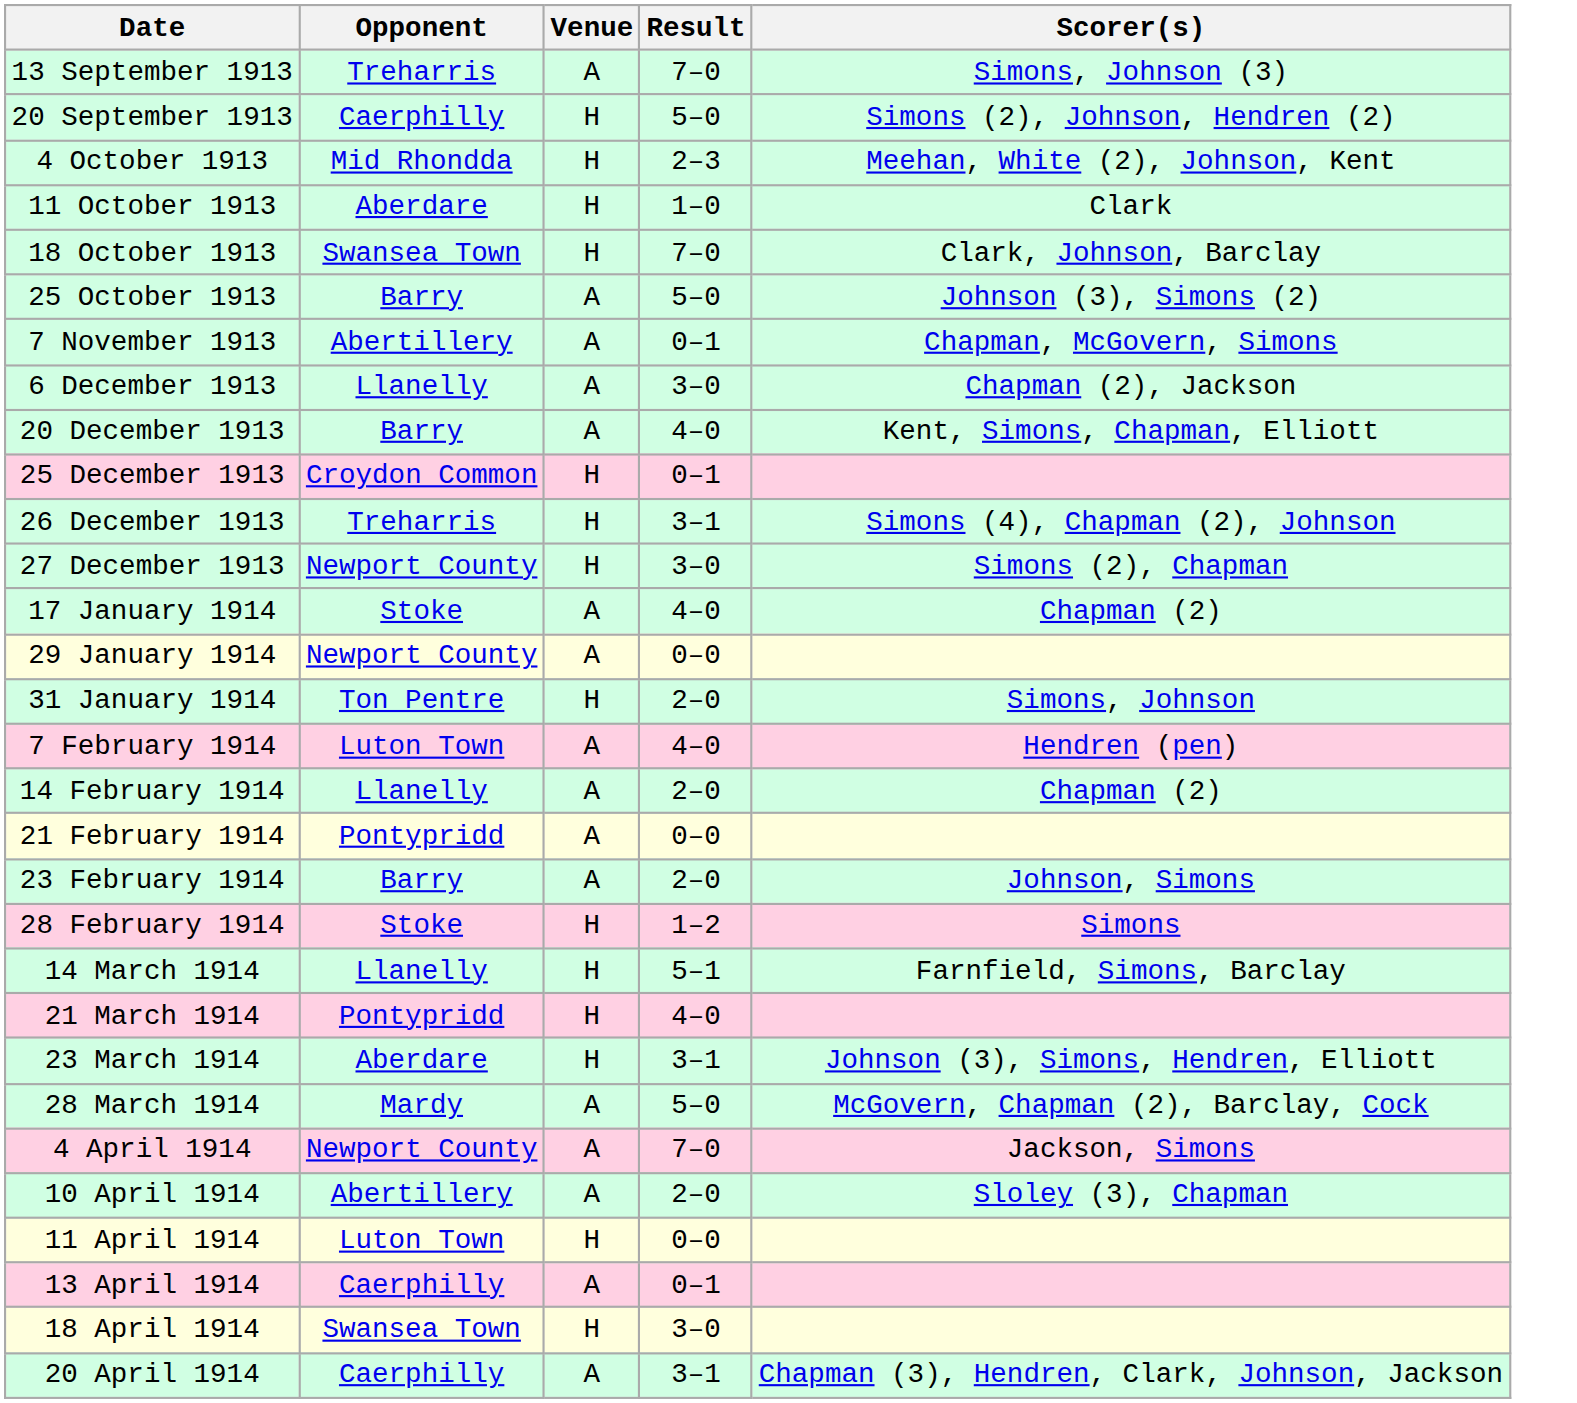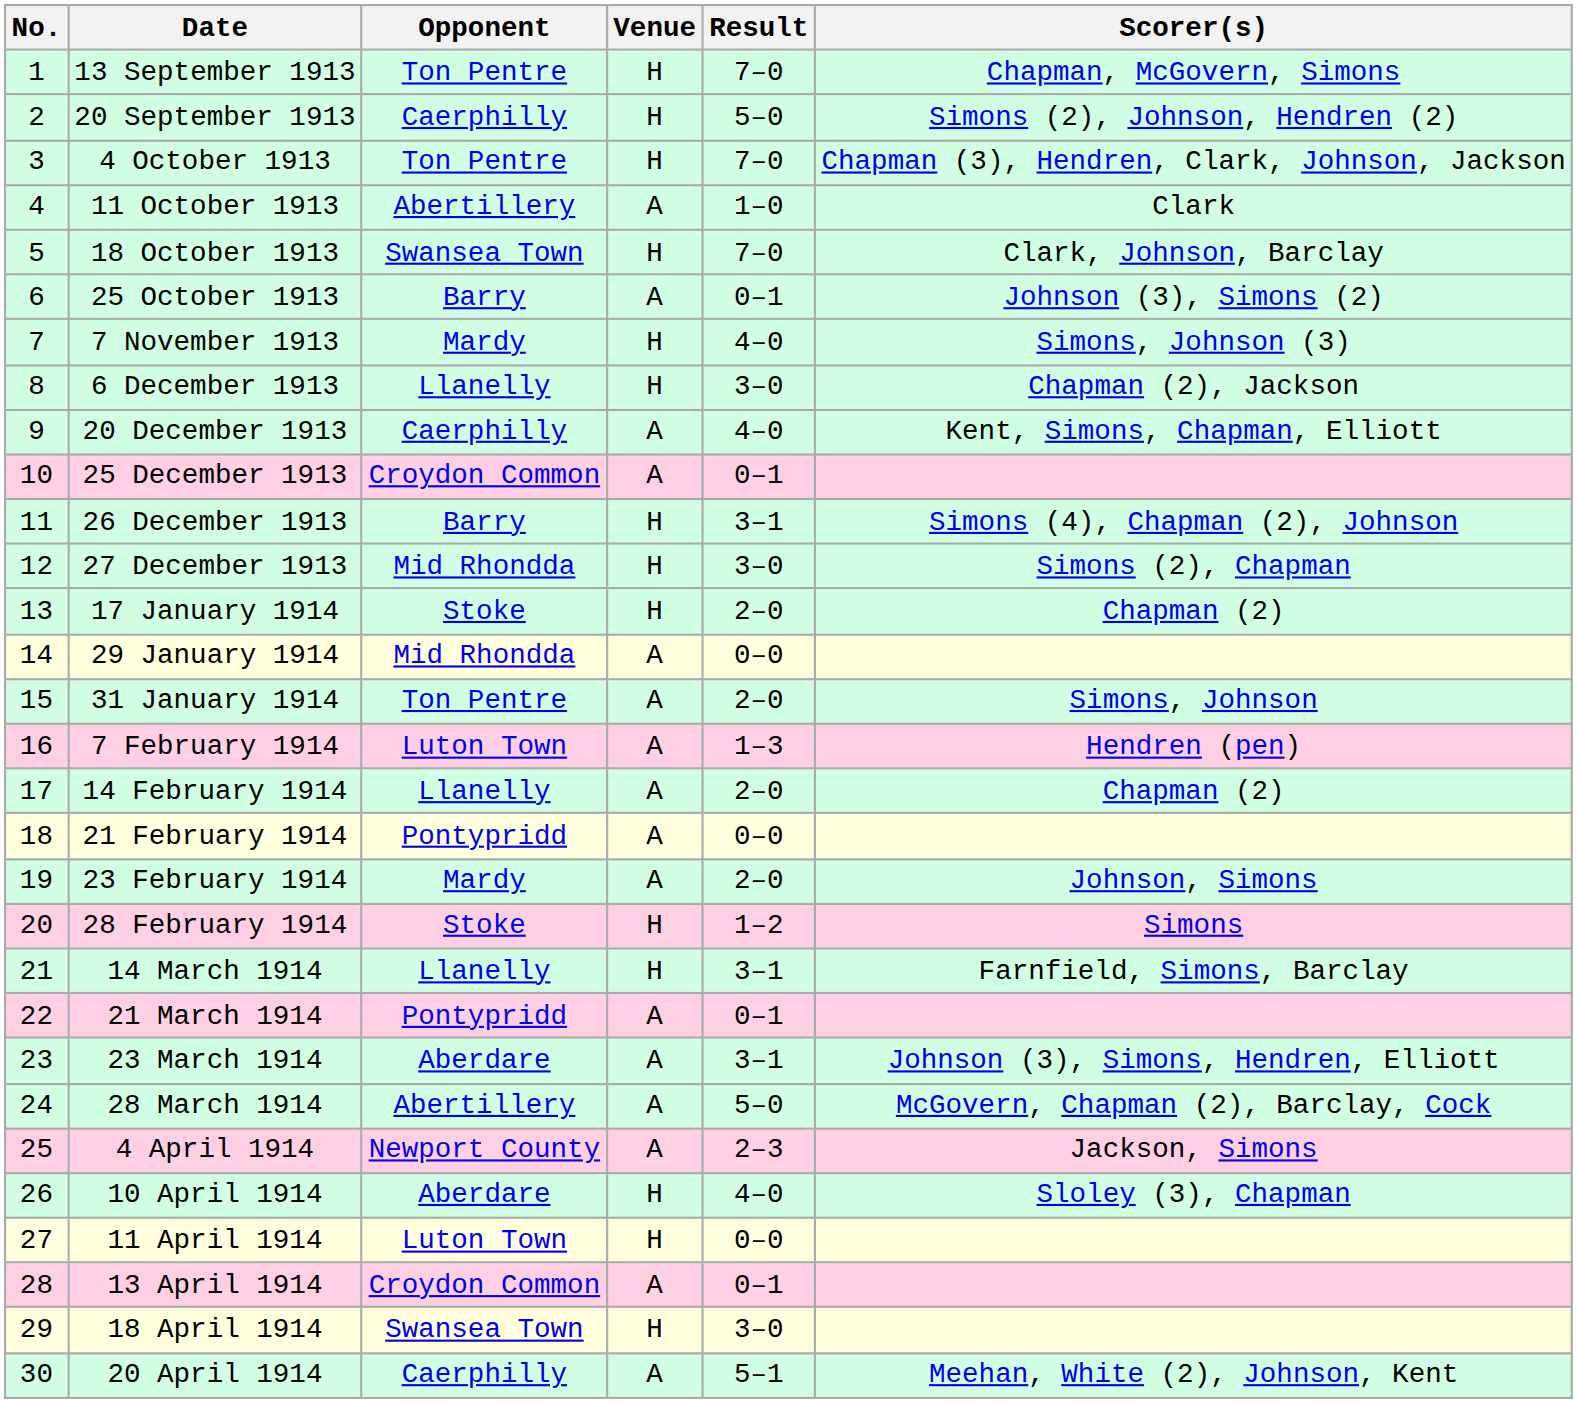+ column: (36, 28)
(422, 72) Treharris -> (484, 72) Ton Pentre
(592, 72) A -> (655, 72) H
(1131, 72) Simons, Johnson (3) -> (1194, 72) Chapman, McGovern, Simons
(422, 162) Mid Rhondda -> (484, 162) Ton Pentre
(696, 162) 2–3 -> (759, 162) 7–0
(1131, 162) Meehan, White (2), Johnson, Kent -> (1194, 162) Chapman (3), Hendren, Clark, Johnson, Jackson
(422, 207) Aberdare -> (484, 207) Abertillery
(592, 207) H -> (655, 207) A
(696, 297) 5–0 -> (759, 297) 0–1
(422, 342) Abertillery -> (484, 342) Mardy
(592, 342) A -> (655, 342) H
(696, 342) 0–1 -> (759, 342) 4–0
(1131, 342) Chapman, McGovern, Simons -> (1194, 342) Simons, Johnson (3)
(592, 387) A -> (655, 387) H
(422, 432) Barry -> (484, 432) Caerphilly
(592, 477) H -> (655, 477) A
(422, 522) Treharris -> (484, 522) Barry
(422, 567) Newport County -> (484, 567) Mid Rhondda
(592, 611) A -> (655, 611) H
(696, 611) 4–0 -> (759, 611) 2–0
(422, 656) Newport County -> (484, 656) Mid Rhondda
(592, 701) H -> (655, 701) A
(696, 746) 4–0 -> (759, 746) 1–3
(422, 881) Barry -> (484, 881) Mardy
(696, 971) 5–1 -> (759, 971) 3–1
(592, 1016) H -> (655, 1016) A
(696, 1016) 4–0 -> (759, 1016) 0–1
(592, 1061) H -> (655, 1061) A
(422, 1106) Mardy -> (484, 1106) Abertillery
(696, 1150) 7–0 -> (759, 1150) 2–3
(422, 1195) Abertillery -> (484, 1195) Aberdare
(592, 1195) A -> (655, 1195) H
(696, 1195) 2–0 -> (759, 1195) 4–0
(422, 1285) Caerphilly -> (484, 1285) Croydon Common
(696, 1375) 3–1 -> (759, 1375) 5–1
(1131, 1375) Chapman (3), Hendren, Clark, Johnson, Jackson -> (1194, 1375) Meehan, White (2), Johnson, Kent
